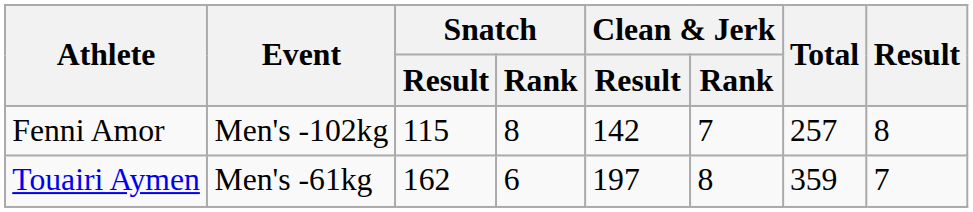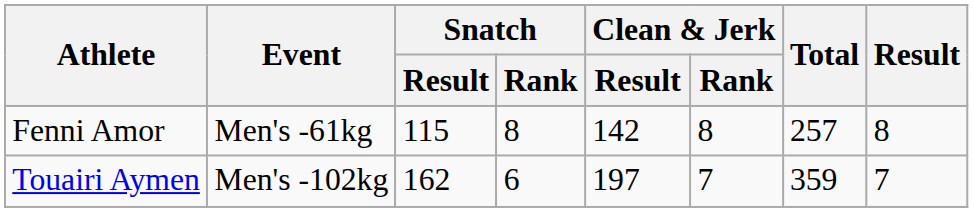(301, 130) Men's -102kg -> (293, 130) Men's -61kg
(705, 130) 7 -> (705, 130) 8
(293, 180) Men's -61kg -> (301, 180) Men's -102kg
(705, 180) 8 -> (705, 180) 7
